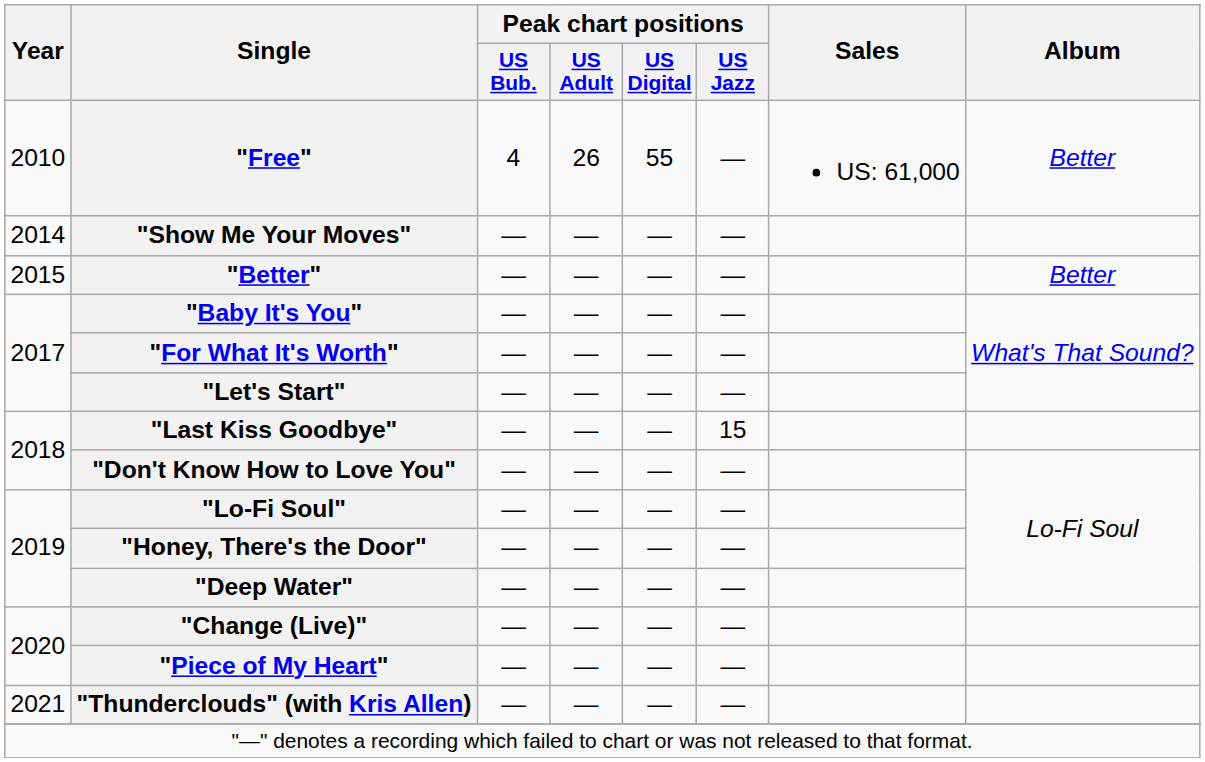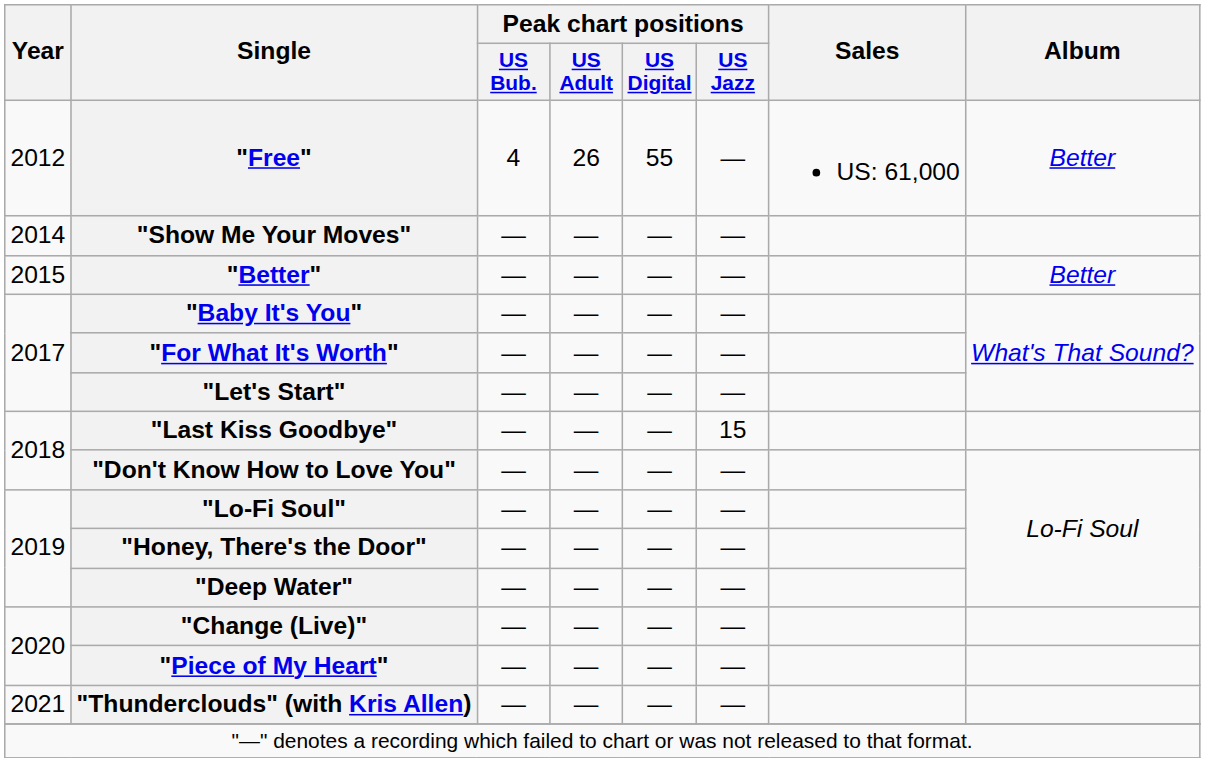(38, 157) 2010 -> (38, 157) 2012
